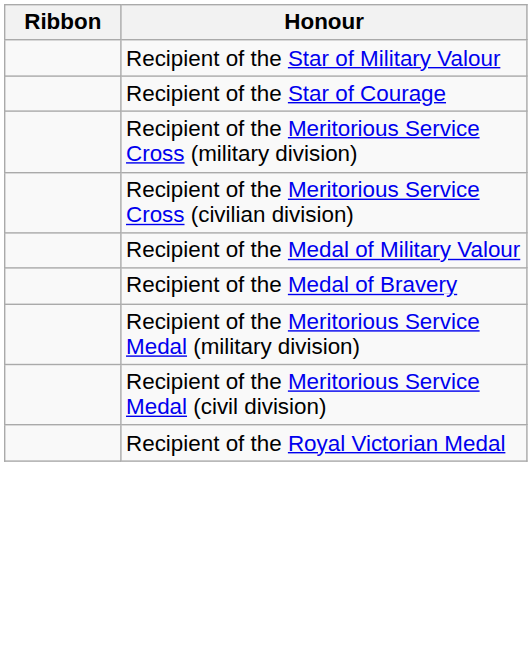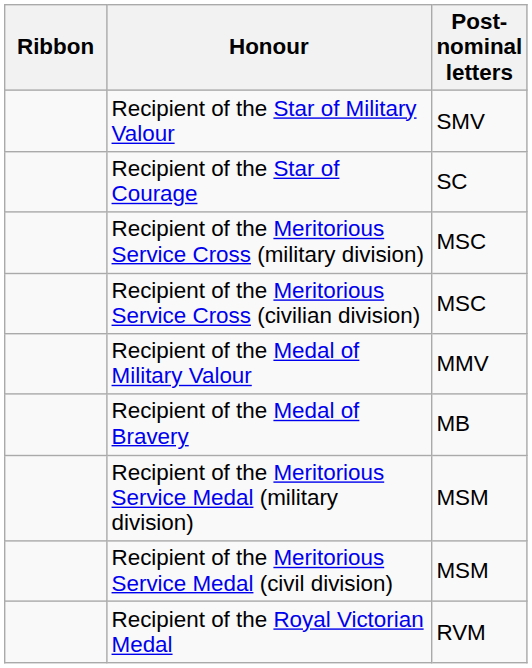+ column: (479, 47)
